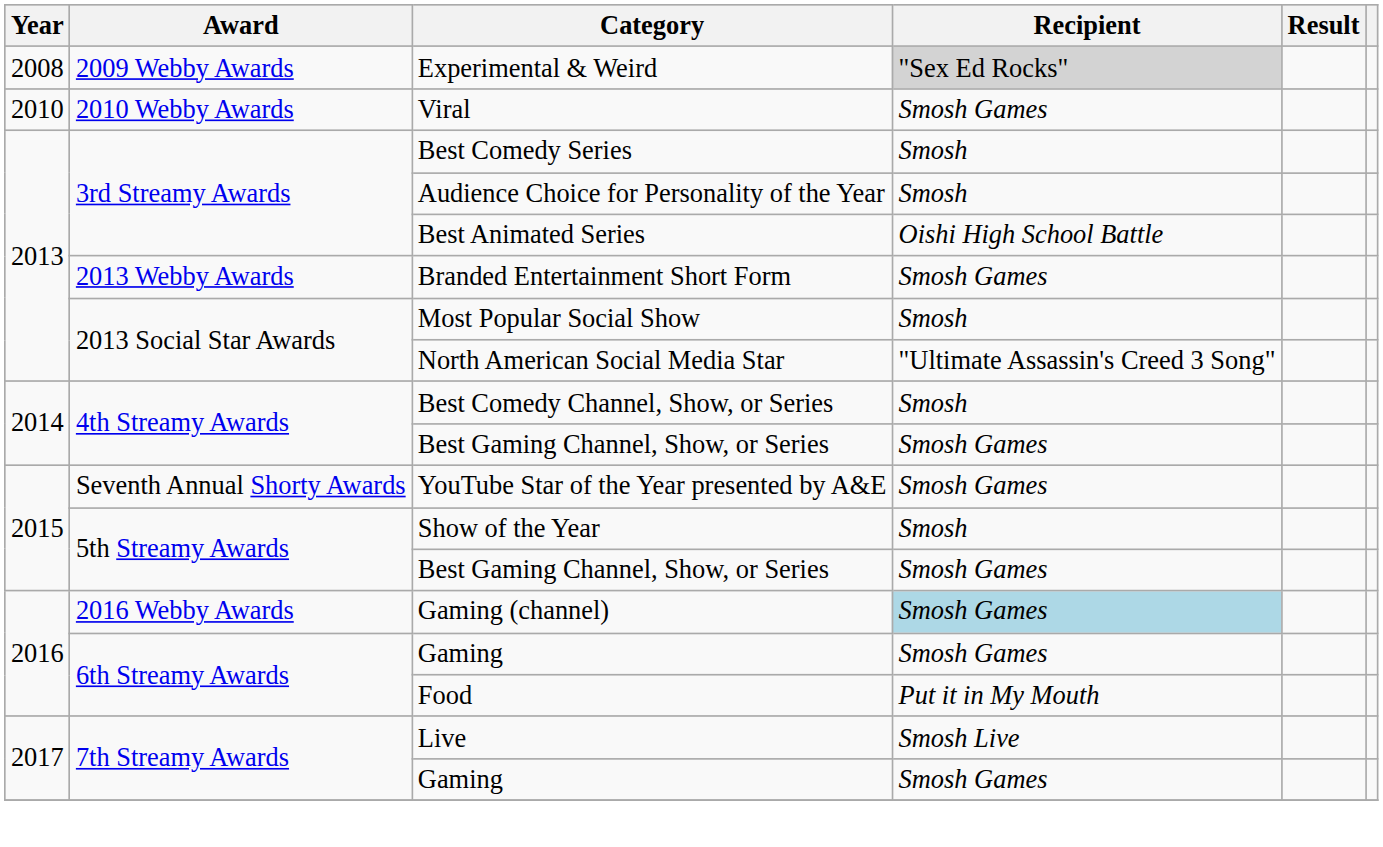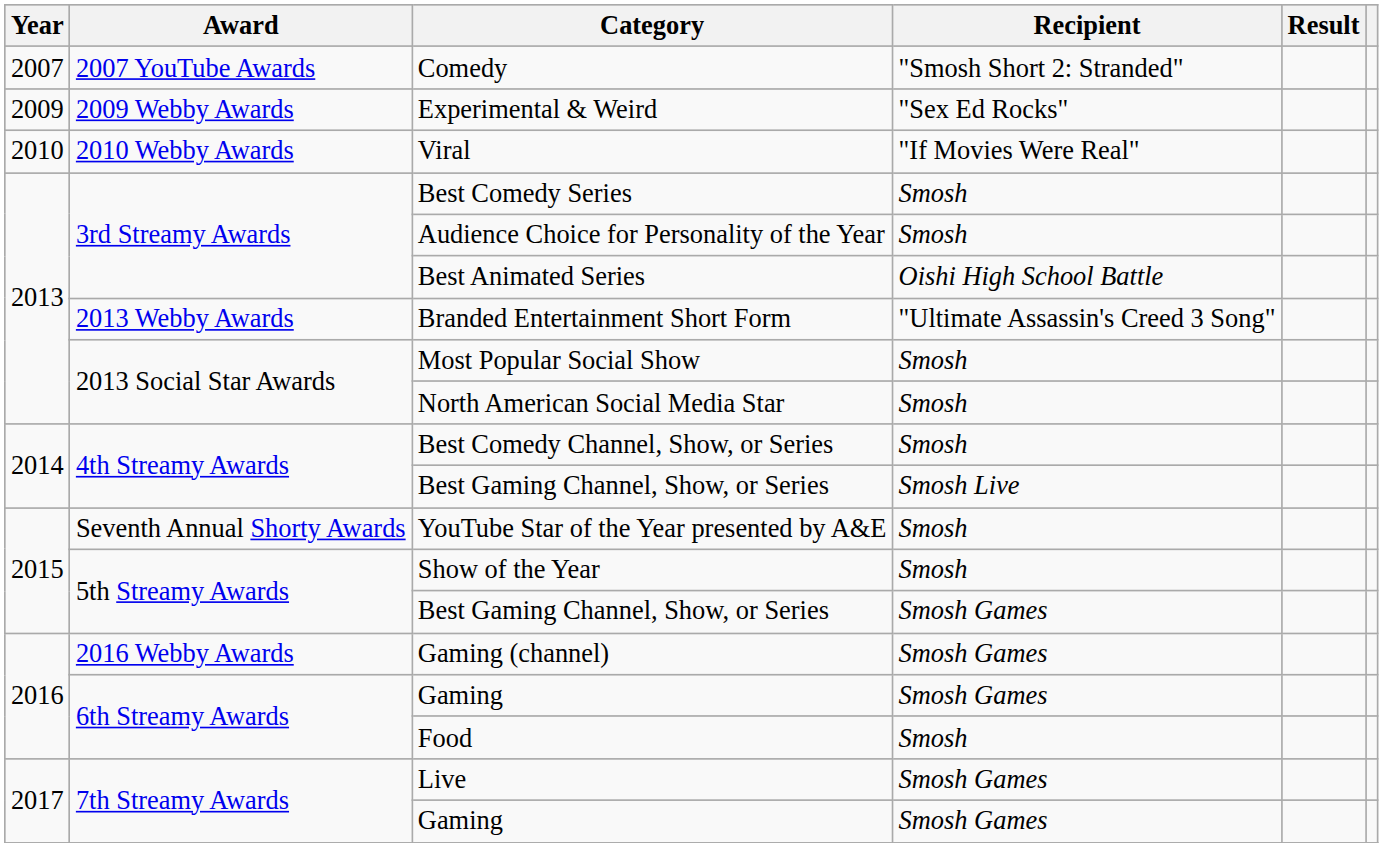+ row: (196, 67)
(37, 67) 2008 -> (37, 109) 2009
(983, 67) lightgrey background -> (983, 109) no background
(973, 109) Smosh Games -> (1019, 151) "If Movies Were Real"
(973, 276) Smosh Games -> (1087, 318) "Ultimate Assassin's Creed 3 Song"
(1087, 360) "Ultimate Assassin's Creed 3 Song" -> (933, 402) Smosh
(973, 444) Smosh Games -> (959, 485) Smosh Live
(973, 485) Smosh Games -> (933, 527) Smosh
(973, 611) lightblue background -> (973, 653) no background
(999, 695) Put it in My Mouth -> (933, 737) Smosh
(959, 737) Smosh Live -> (973, 779) Smosh Games
